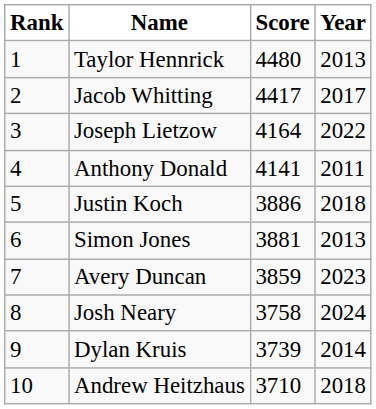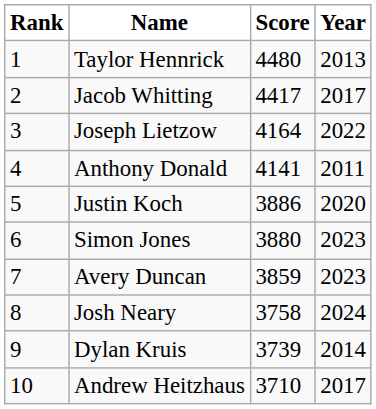(343, 204) 2018 -> (343, 204) 2020
(278, 240) 3881 -> (278, 240) 3880
(343, 240) 2013 -> (343, 240) 2023
(343, 385) 2018 -> (343, 385) 2017
